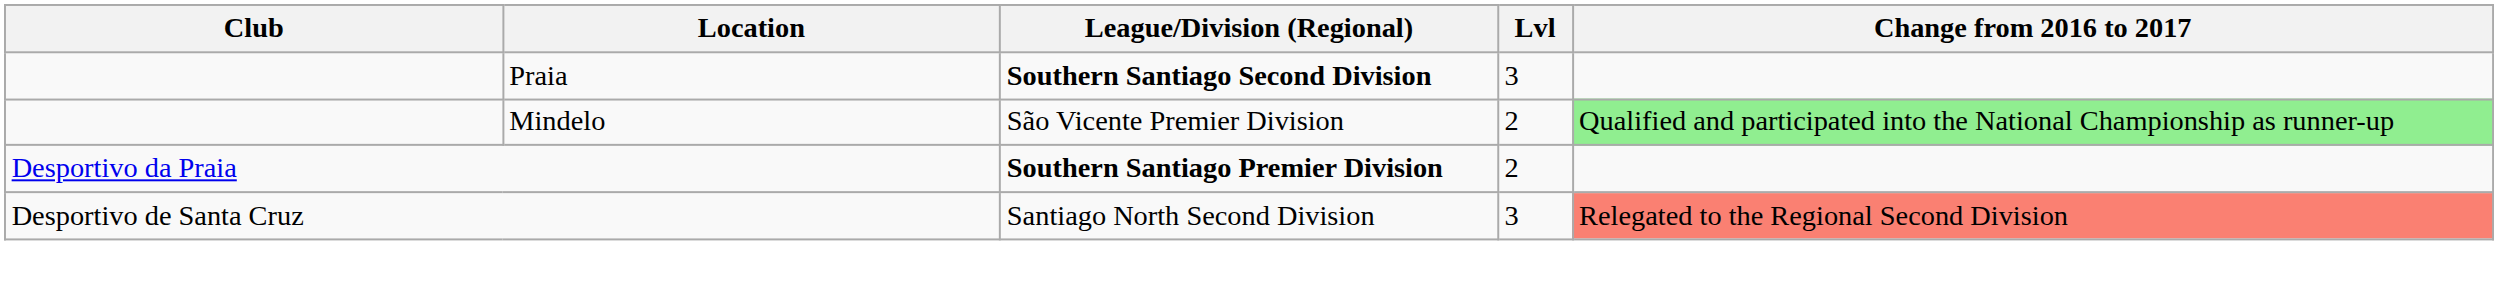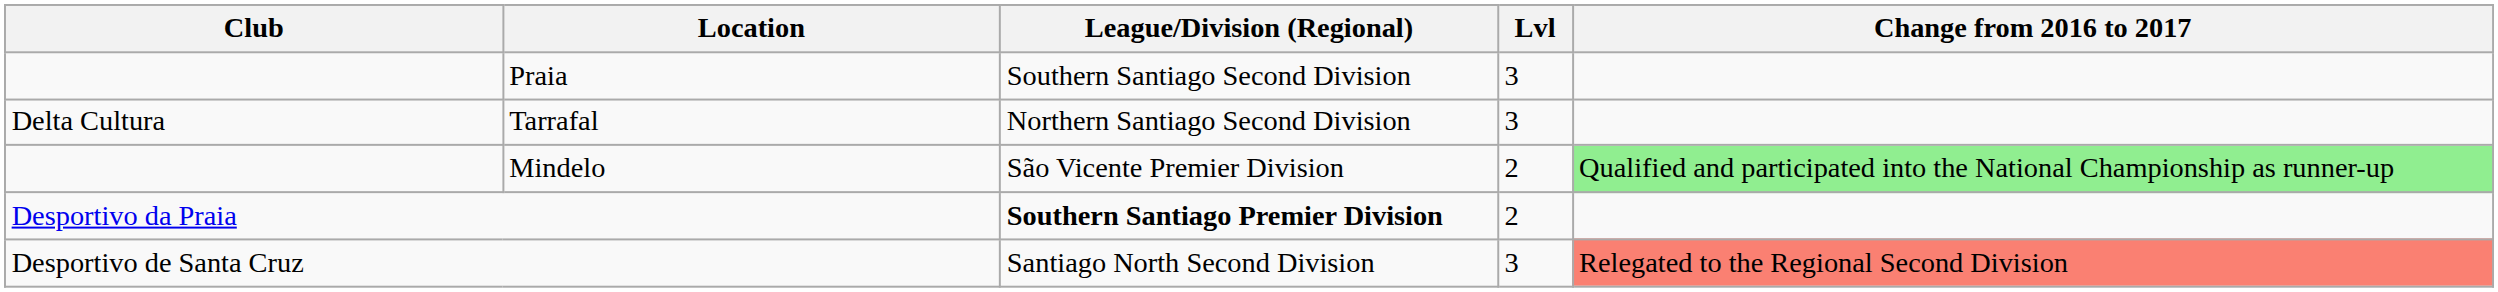(1219, 75) bold -> (1209, 75) normal
+ row: (554, 121)
